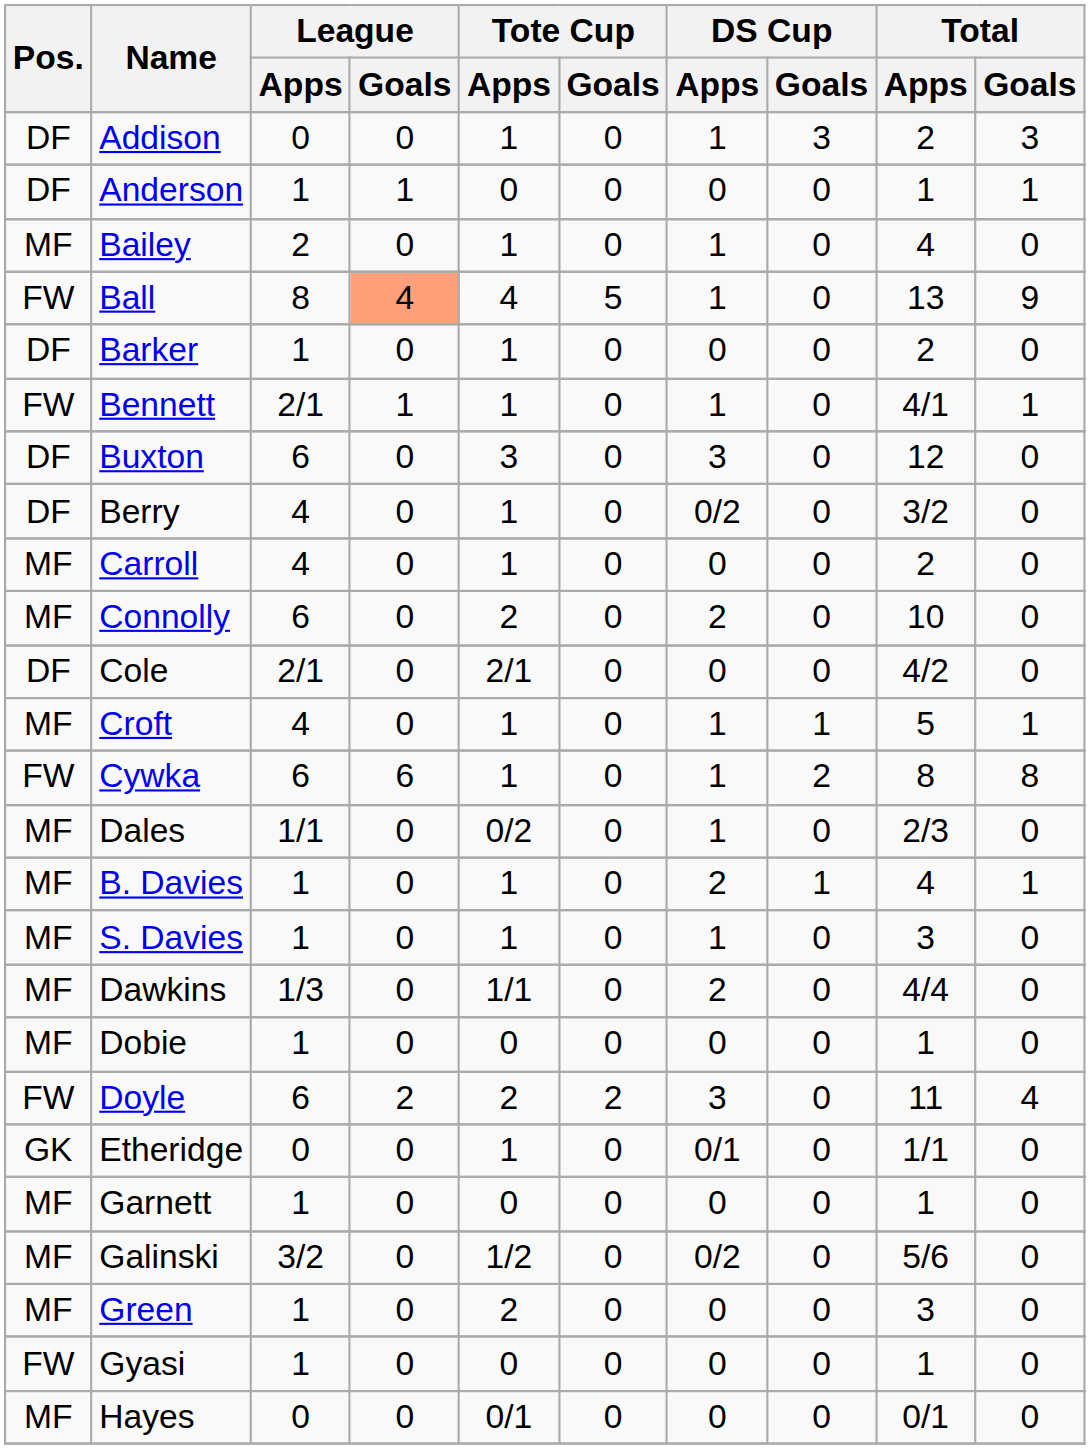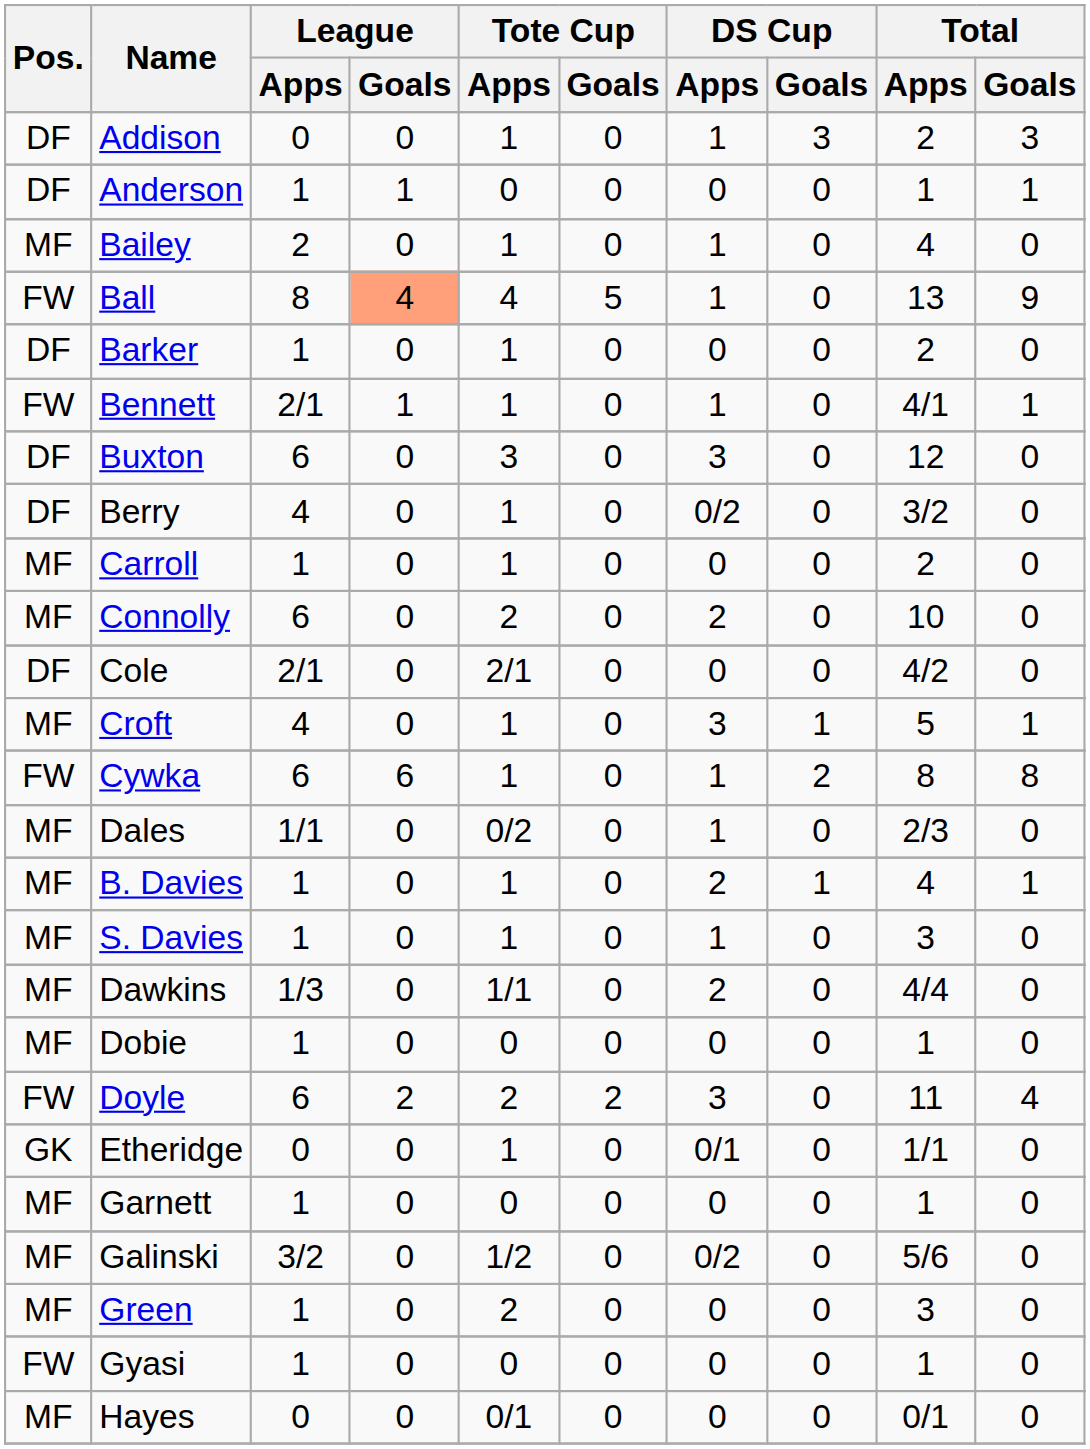(301, 564) 4 -> (301, 564) 1
(717, 723) 1 -> (717, 723) 3
